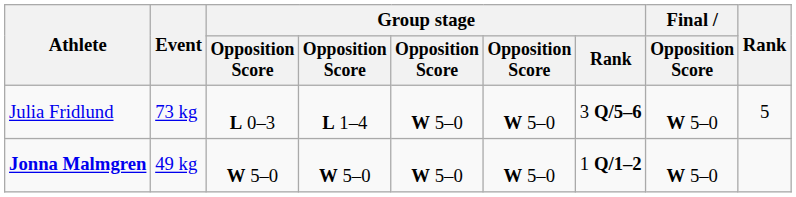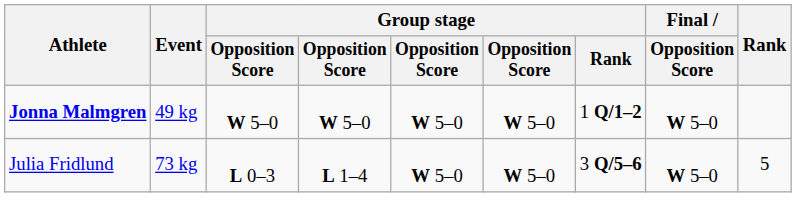rows swapped: (78, 165) <-> (61, 112)
